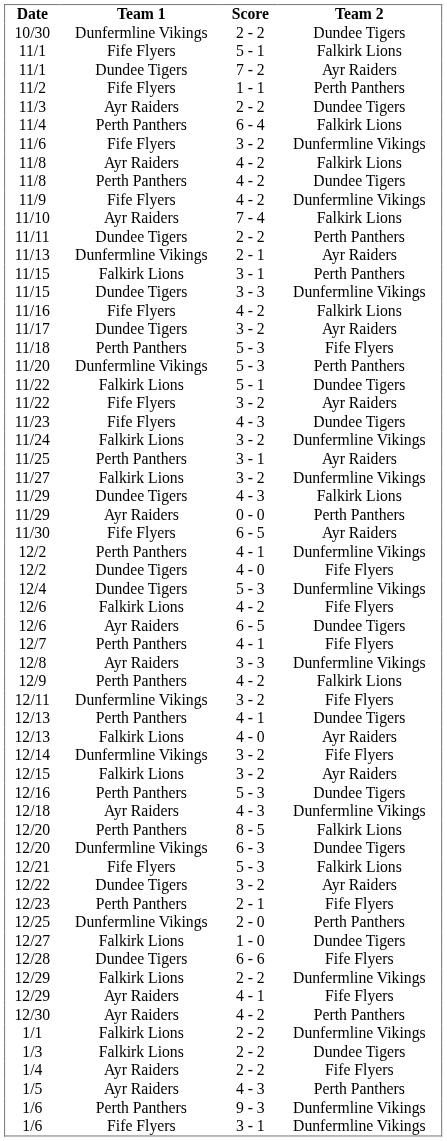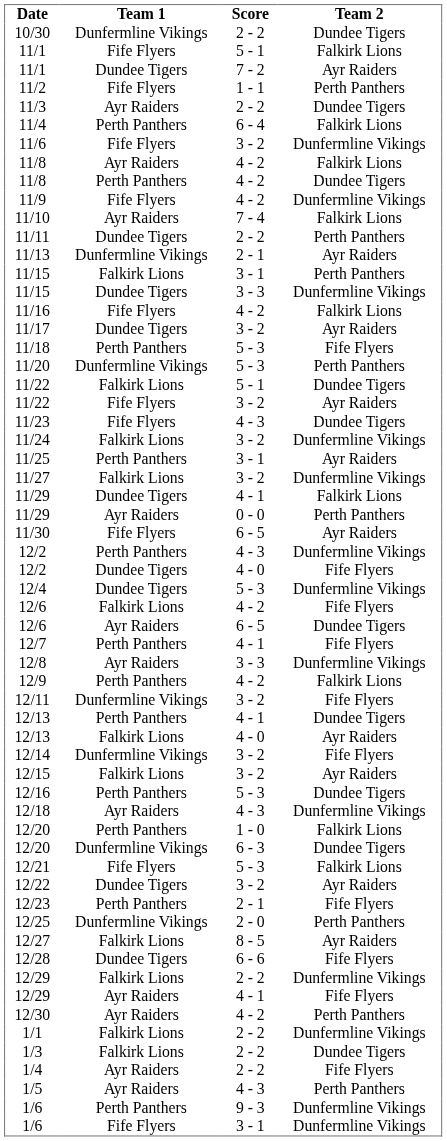(250, 496) 4 - 3 -> (250, 496) 4 - 1
(250, 551) 4 - 1 -> (250, 551) 4 - 3
(250, 829) 8 - 5 -> (250, 829) 1 - 0
(250, 940) 1 - 0 -> (250, 940) 8 - 5
(359, 940) Dundee Tigers -> (359, 940) Ayr Raiders
